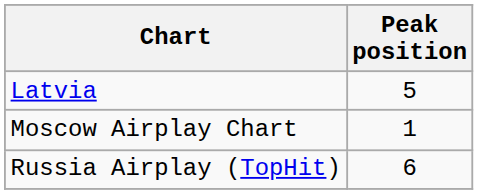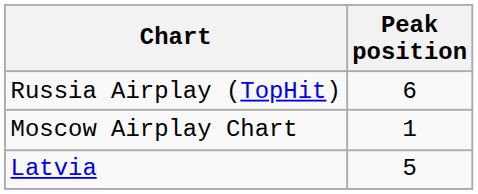rows swapped: (176, 169) <-> (54, 91)
